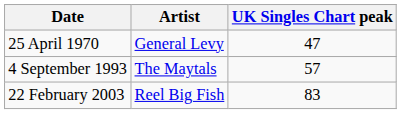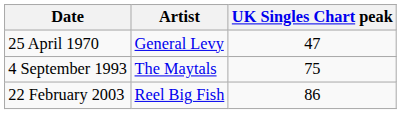(312, 69) 57 -> (312, 69) 75
(312, 95) 83 -> (312, 95) 86
